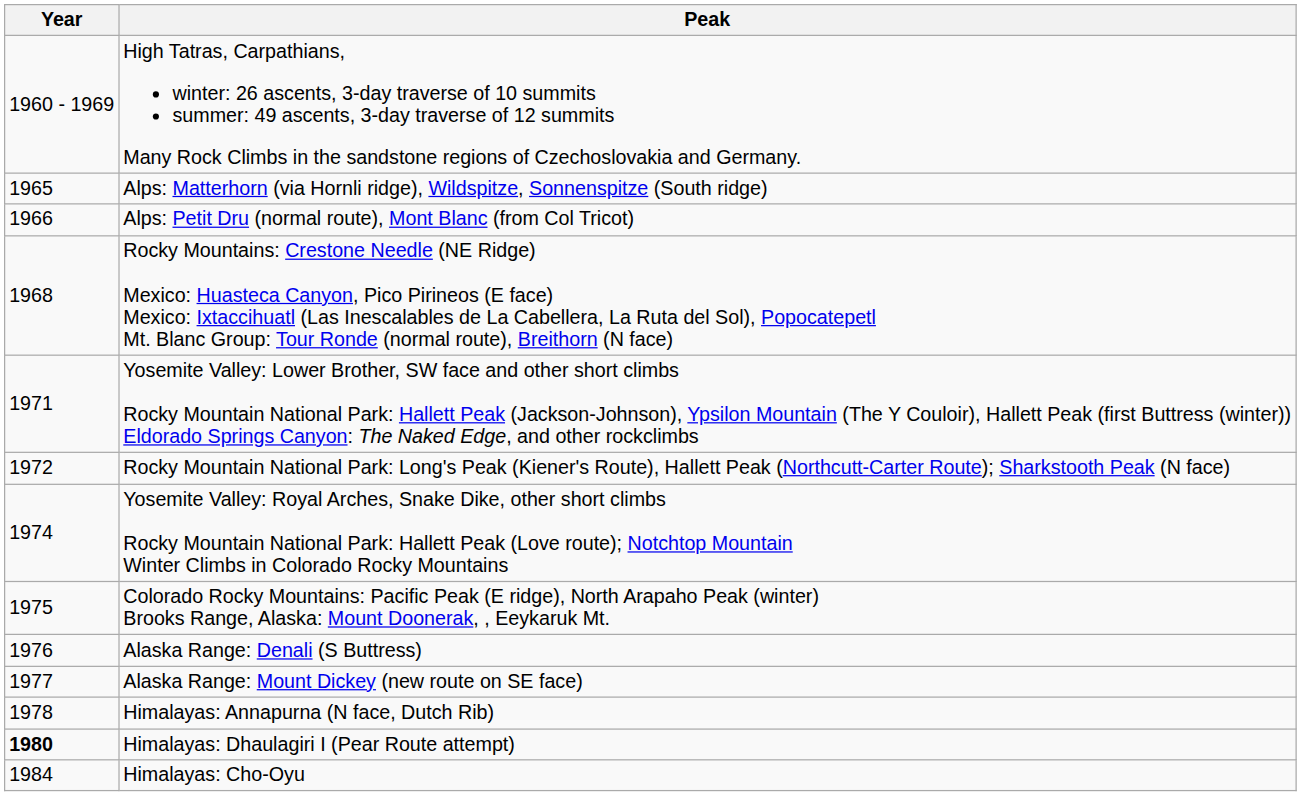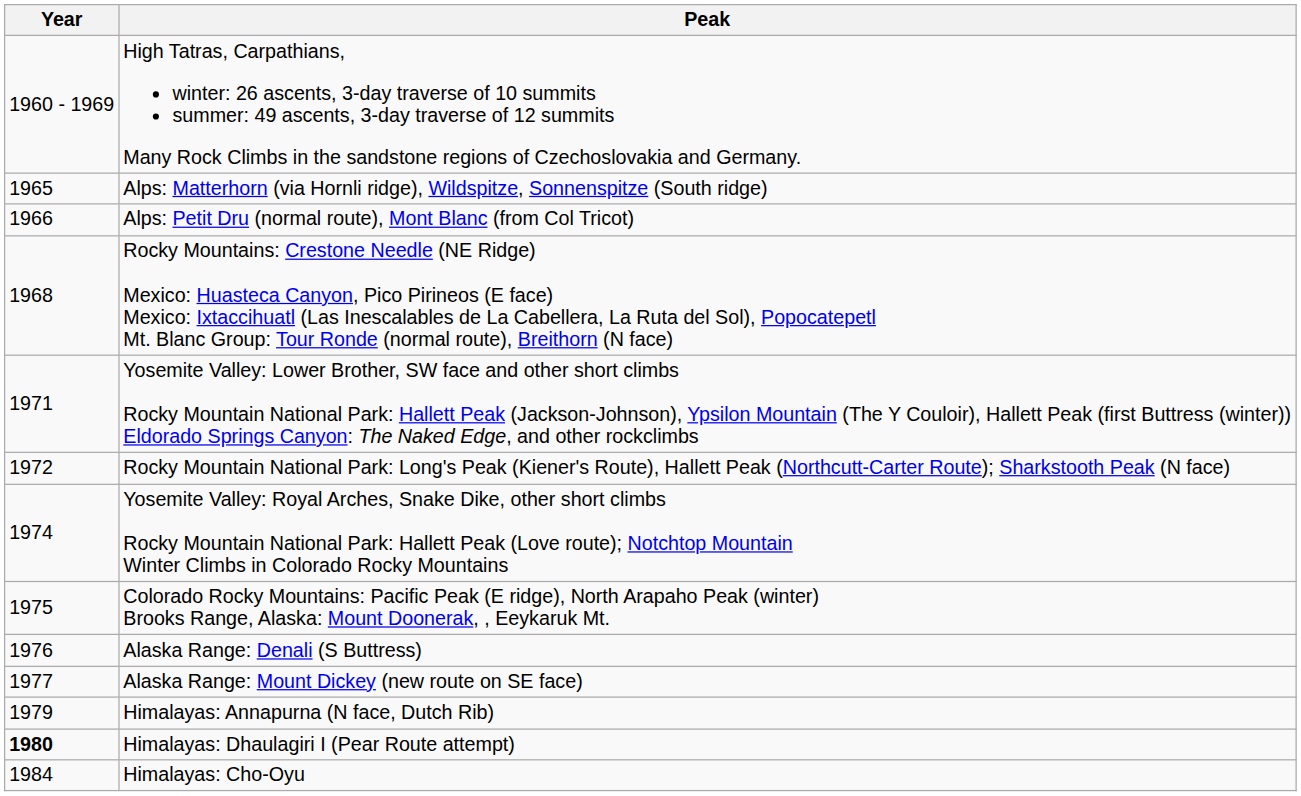(31, 712) 1978 -> (31, 712) 1979
